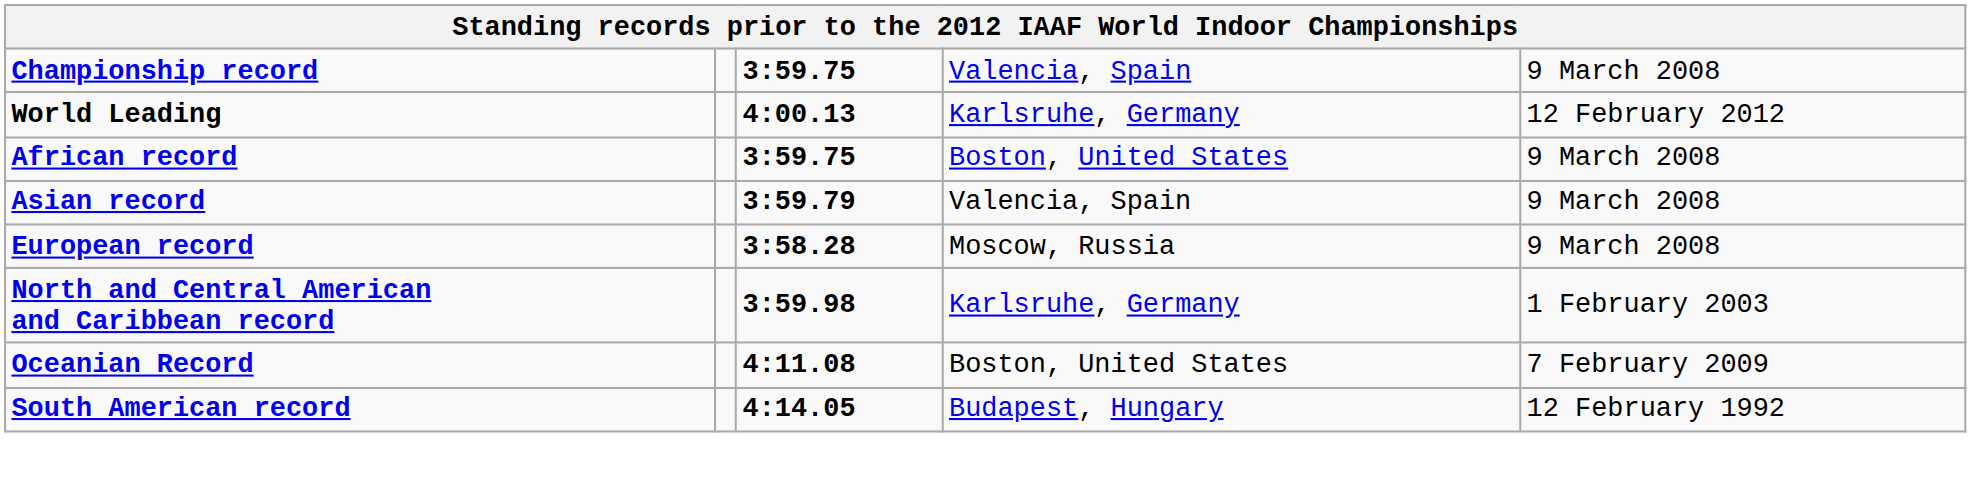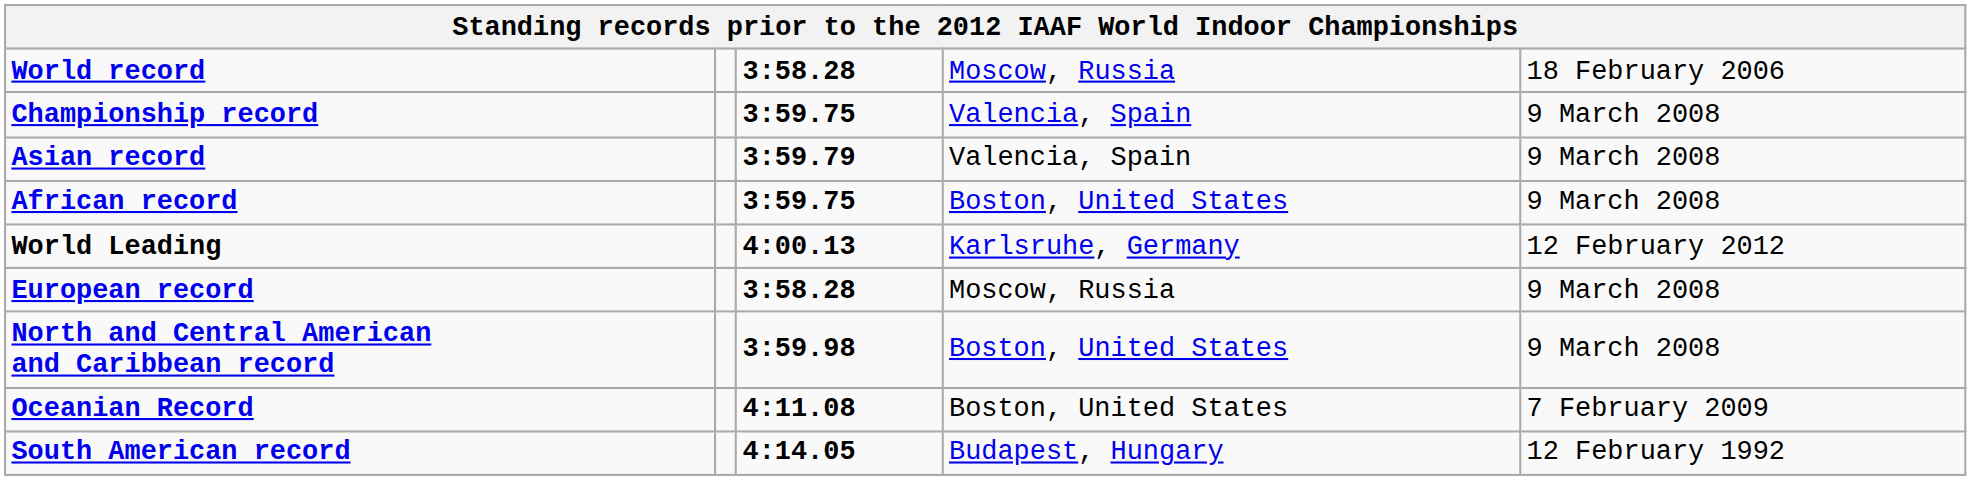+ row: (108, 71)
rows swapped: (116, 115) <-> (108, 202)
(1094, 306) Karlsruhe, Germany -> (1119, 349) Boston, United States
(1648, 306) 1 February 2003 -> (1624, 349) 9 March 2008
